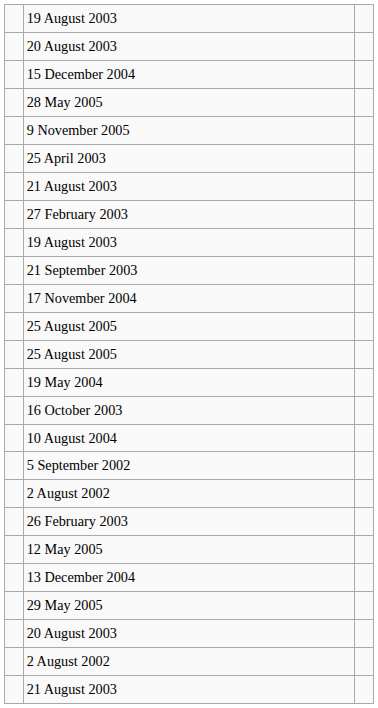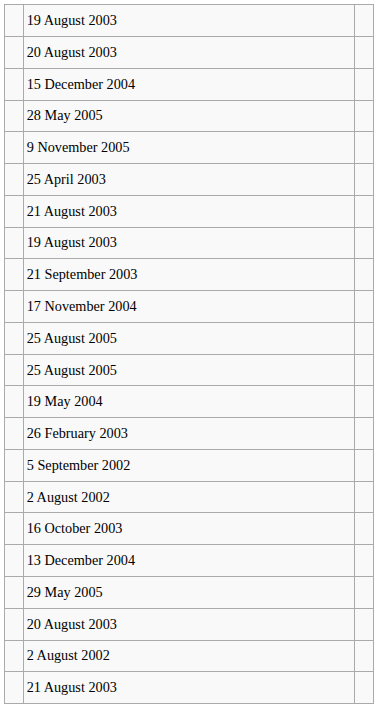- row: (14, 214)
rows swapped: (14, 522) <-> (14, 410)
- row: (14, 438)
- row: (14, 550)
